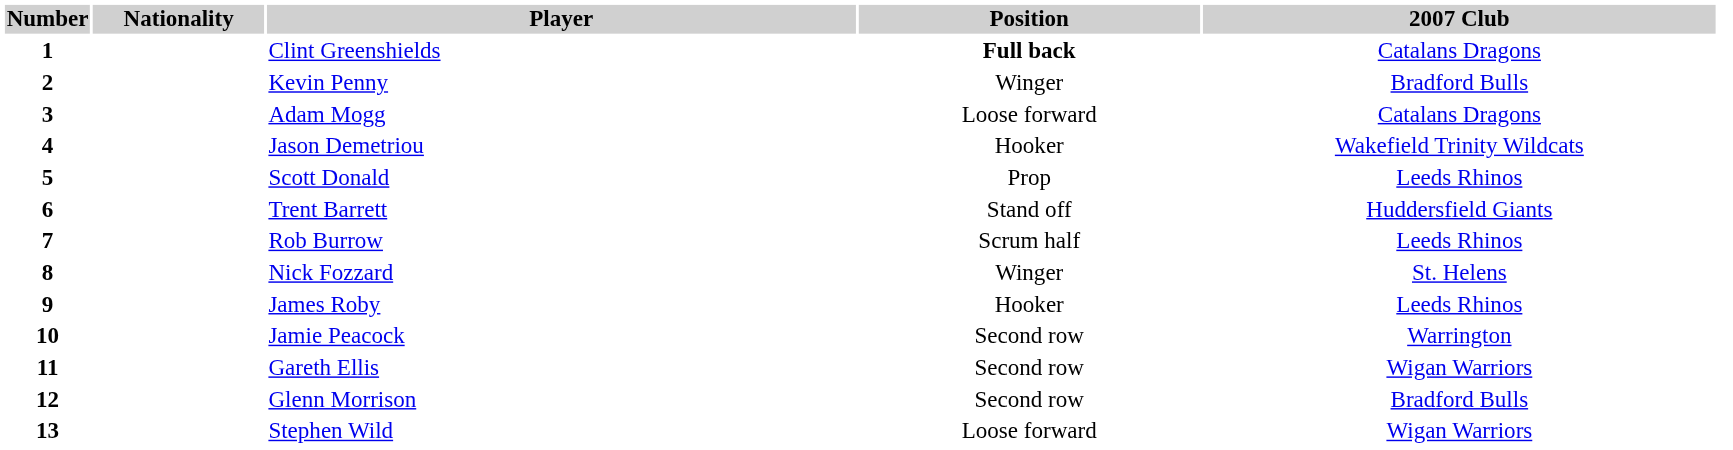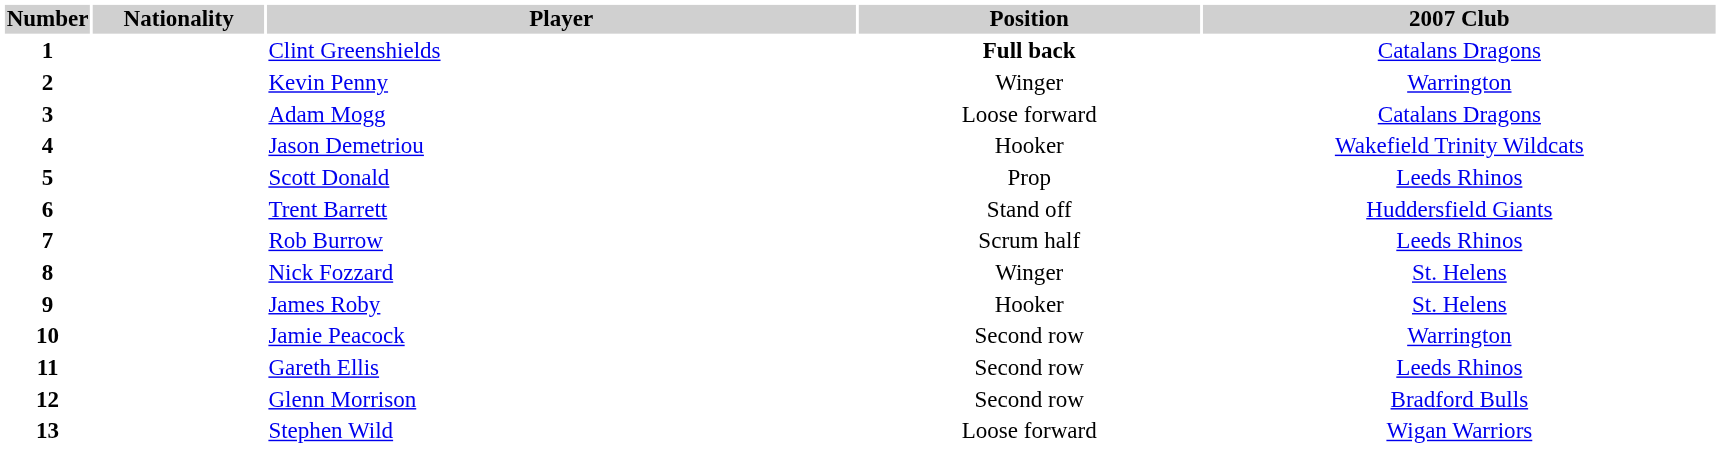(1459, 82) Bradford Bulls -> (1459, 82) Warrington
(1459, 304) Leeds Rhinos -> (1459, 304) St. Helens
(1459, 367) Wigan Warriors -> (1459, 367) Leeds Rhinos
